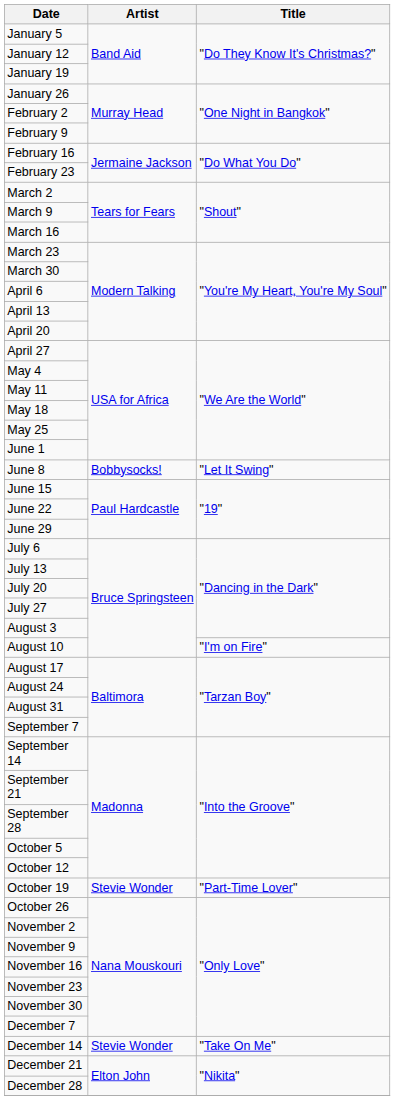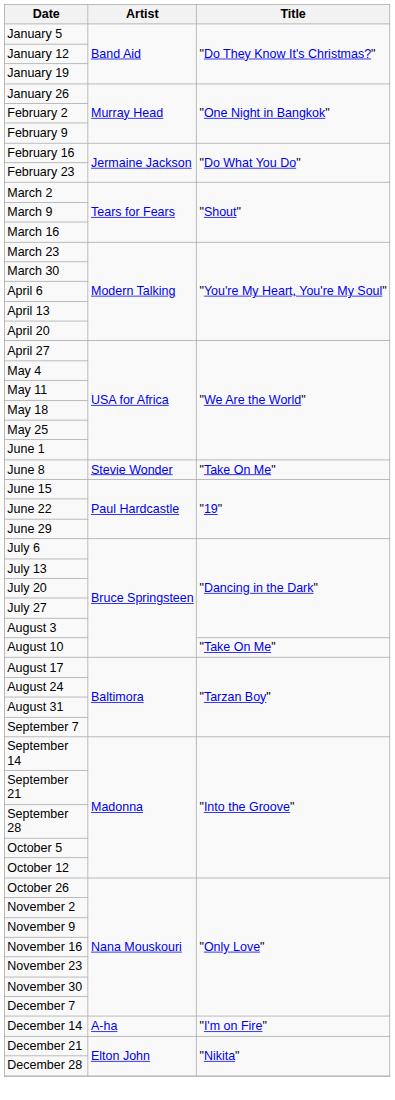(126, 469) Bobbysocks! -> (132, 469) Stevie Wonder
(236, 469) "Let It Swing" -> (238, 469) "Take On Me"
(233, 647) "I'm on Fire" -> (238, 647) "Take On Me"
- row: (38, 887)
(132, 1046) Stevie Wonder -> (104, 1026) A-ha
(238, 1046) "Take On Me" -> (233, 1026) "I'm on Fire"
